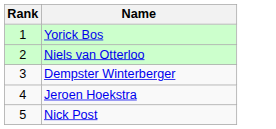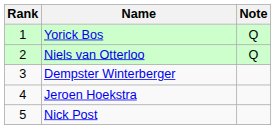+ column: (254, 14)
